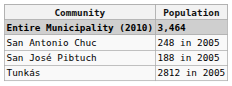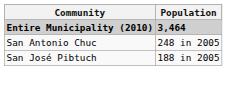- row: (23, 73)
